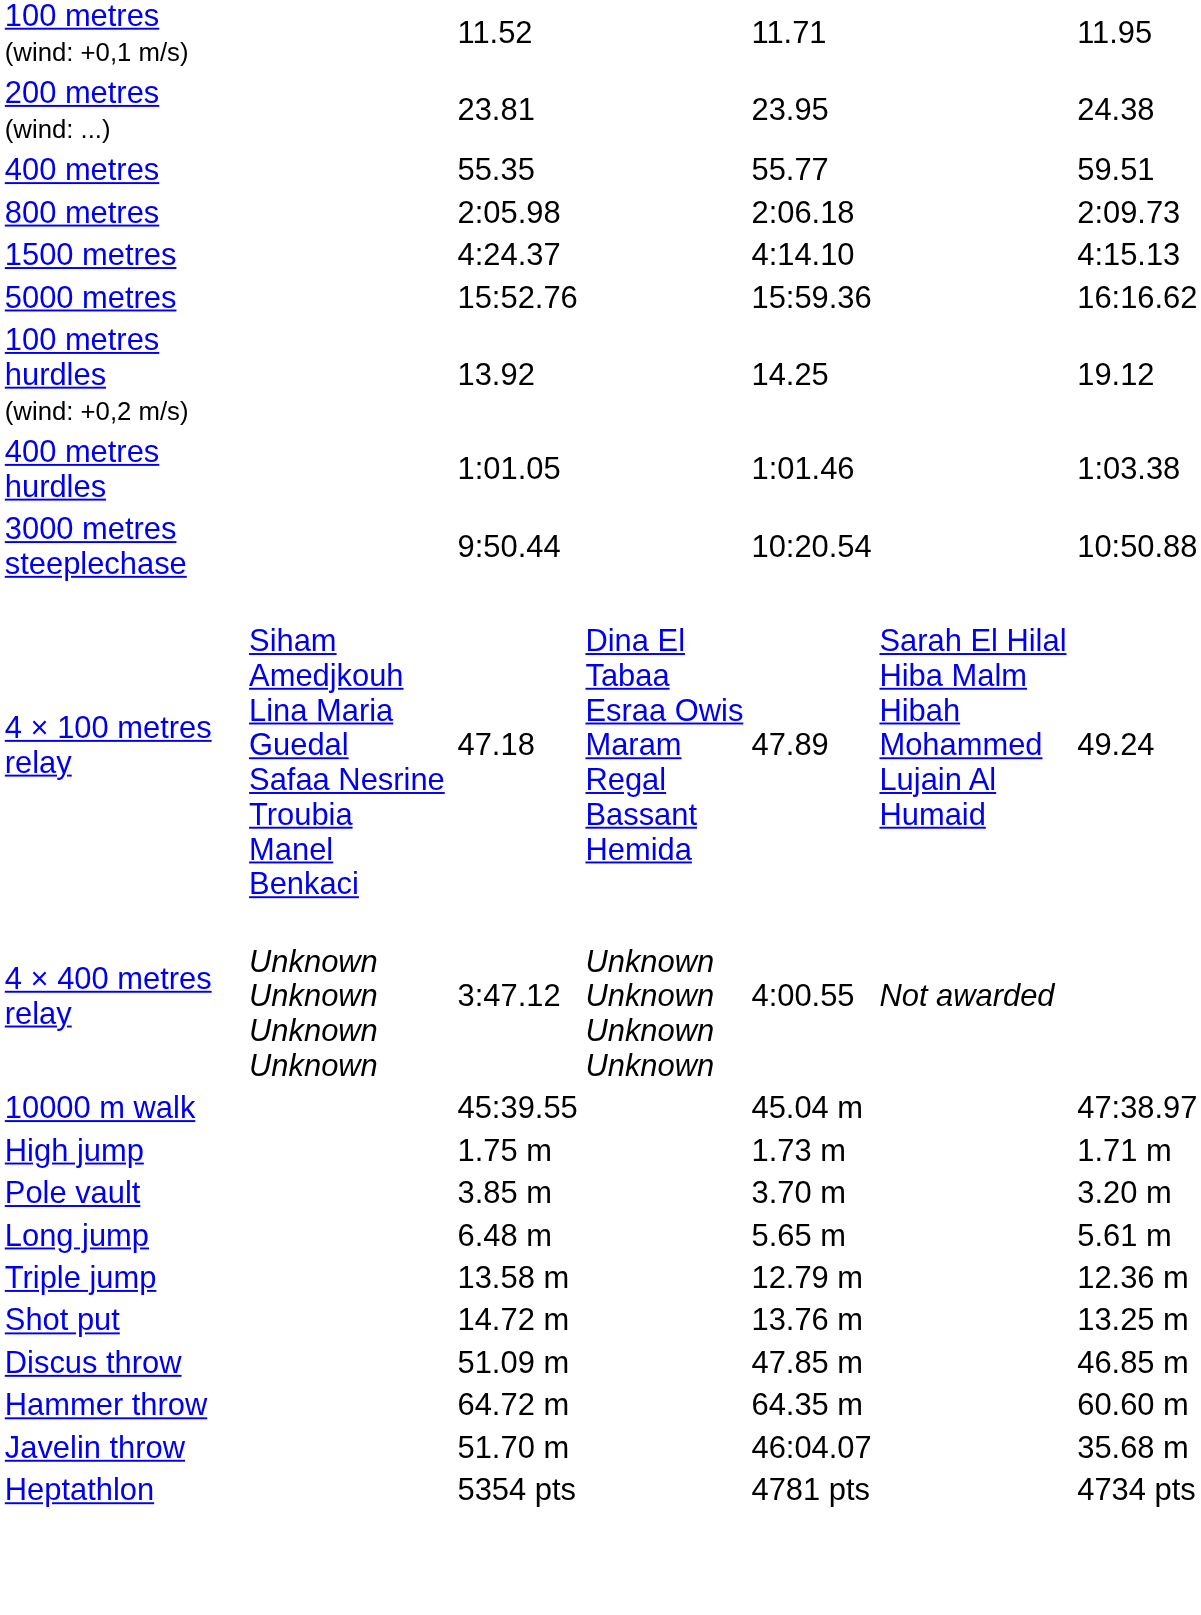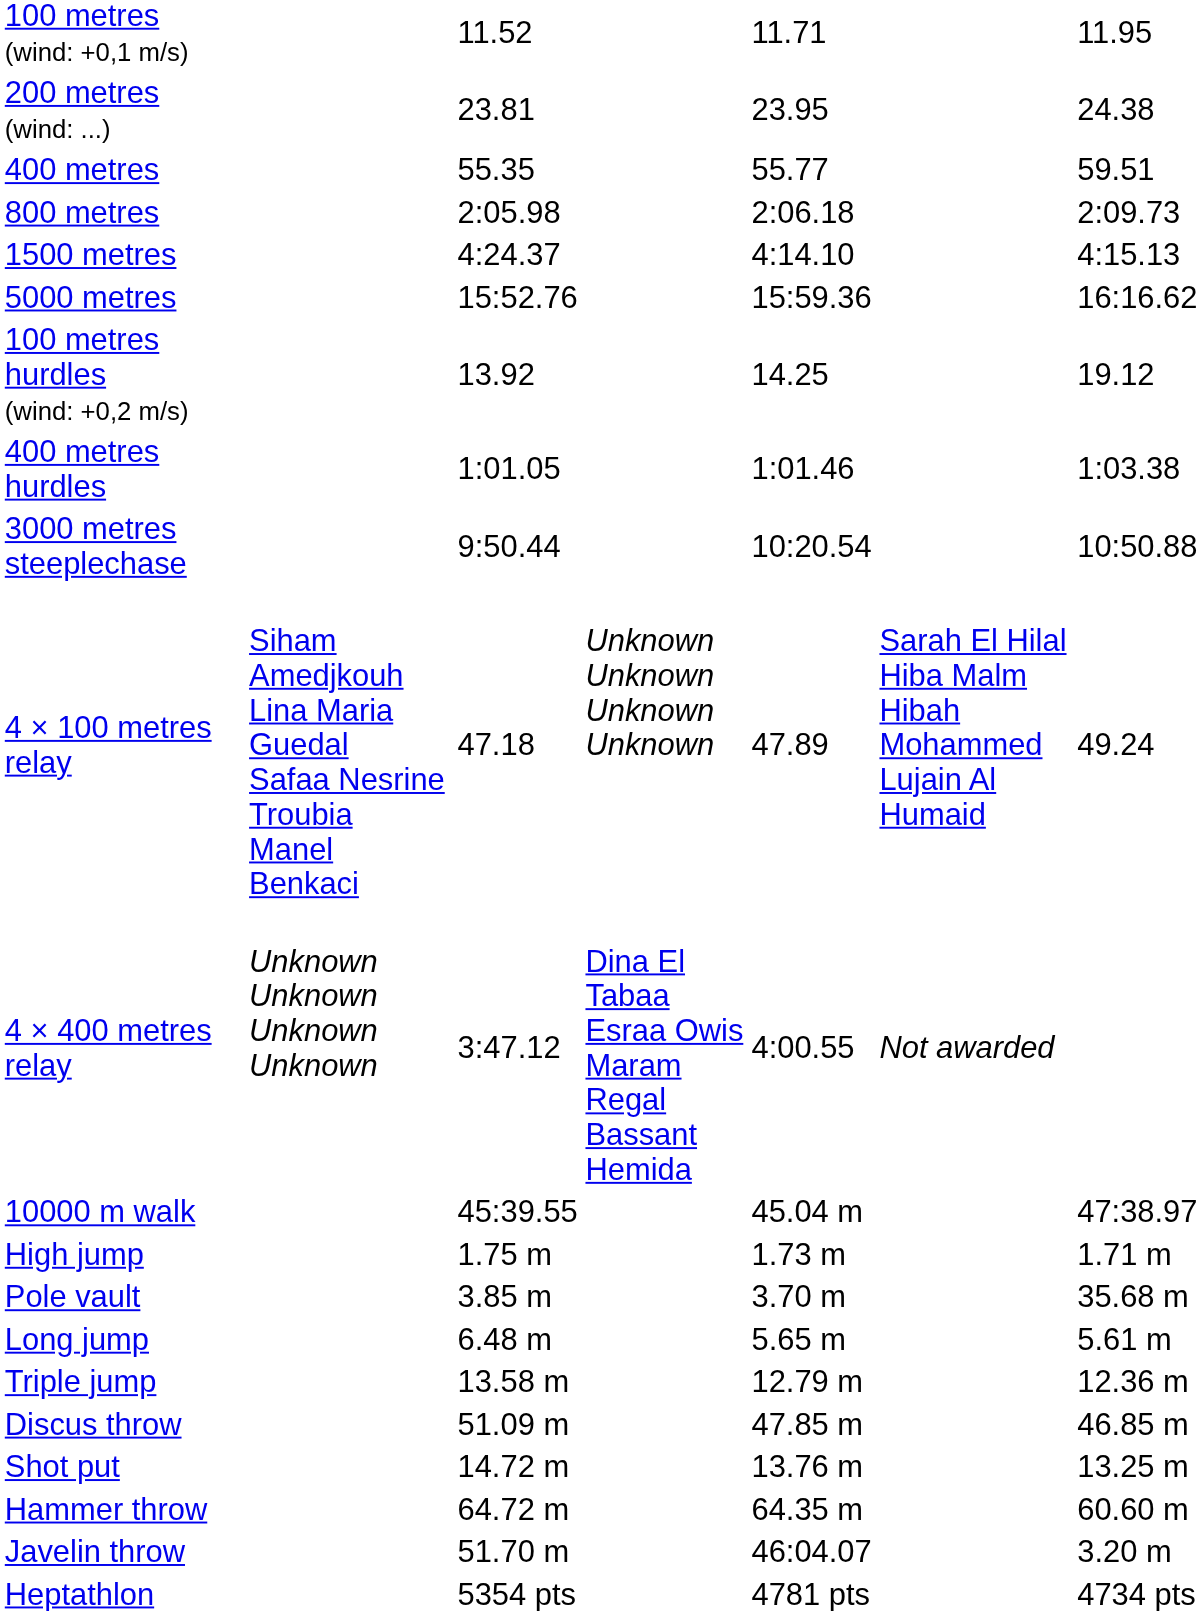(664, 745) Dina El Tabaa Esraa Owis Maram Regal Bassant Hemida -> (650, 693) Unknown Unknown Unknown Unknown
(650, 1013) Unknown Unknown Unknown Unknown -> (664, 1065) Dina El Tabaa Esraa Owis Maram Regal Bassant Hemida
(1124, 1192) 3.20 m -> (1133, 1297) 35.68 m
rows swapped: (62, 1320) <-> (93, 1362)
(1133, 1447) 35.68 m -> (1124, 1551) 3.20 m
